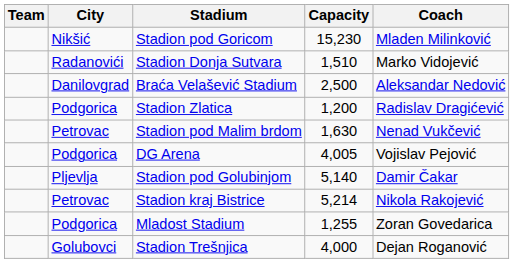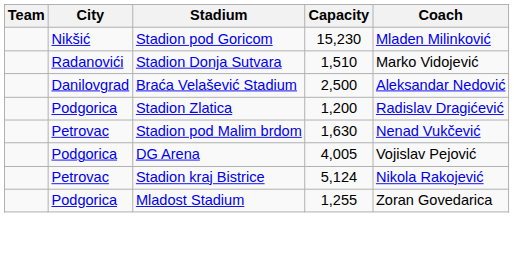- row: (214, 177)
(339, 200) 5,214 -> (339, 177) 5,124
- row: (192, 246)
